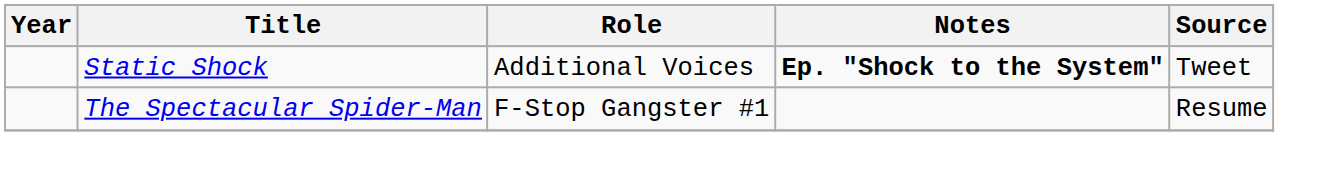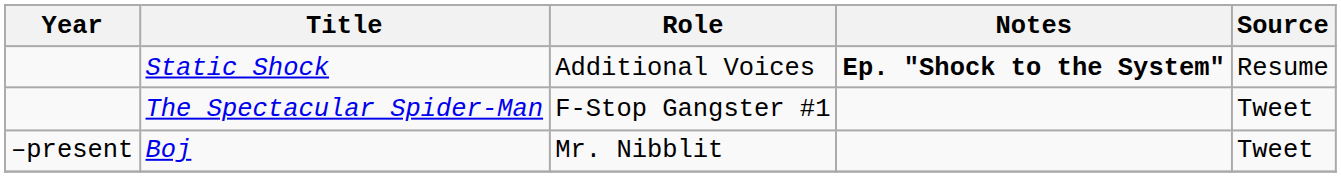(1214, 67) Tweet -> (1283, 67) Resume
(1222, 109) Resume -> (1275, 109) Tweet
+ row: (168, 150)
